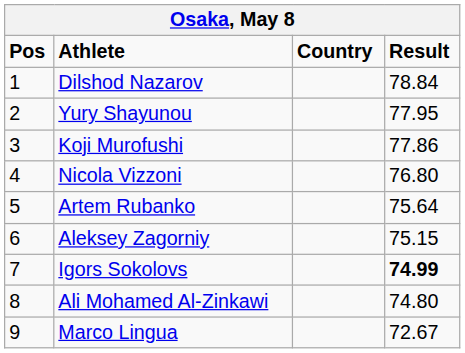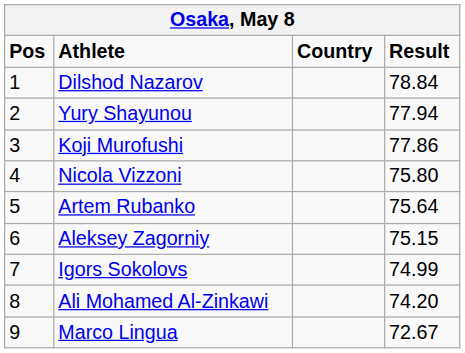(414, 113) 77.95 -> (414, 113) 77.94
(414, 176) 76.80 -> (414, 176) 75.80
(414, 269) bold -> (414, 269) normal
(414, 301) 74.80 -> (414, 301) 74.20
